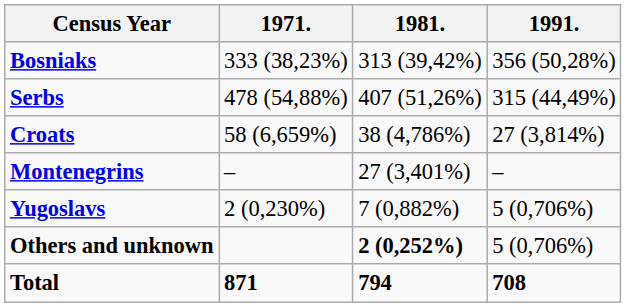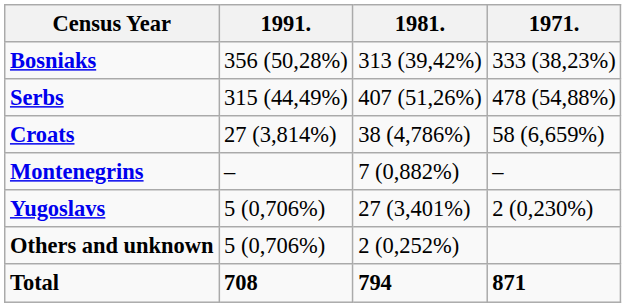columns swapped: (554, 23) <-> (286, 23)
(414, 171) 27 (3,401%) -> (409, 171) 7 (0,882%)
(409, 208) 7 (0,882%) -> (414, 208) 27 (3,401%)
(411, 245) bold -> (409, 245) normal
